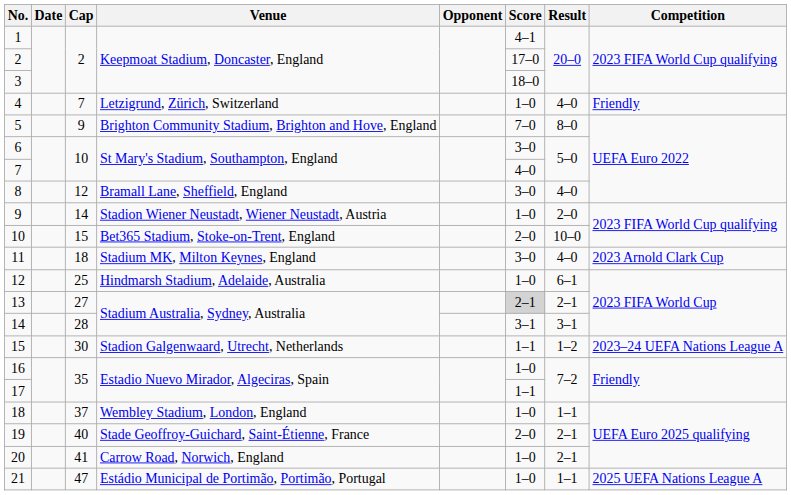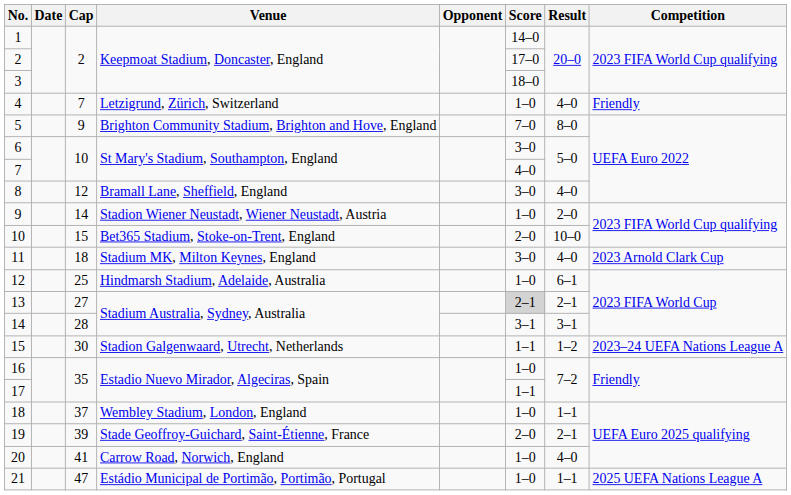(525, 37) 4–1 -> (525, 37) 14–0
(81, 434) 40 -> (81, 434) 39
(567, 457) 2–1 -> (567, 457) 4–0
